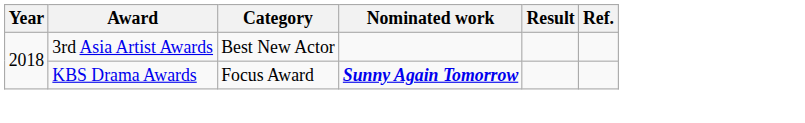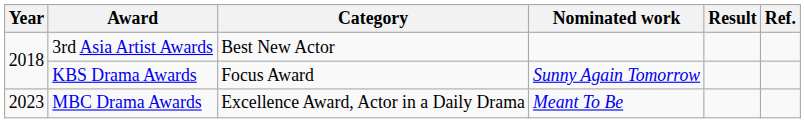(431, 74) bold -> (617, 74) normal
+ row: (127, 103)
